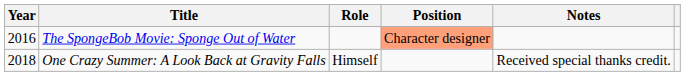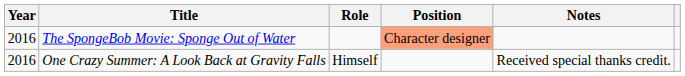(22, 60) 2018 -> (22, 60) 2016
